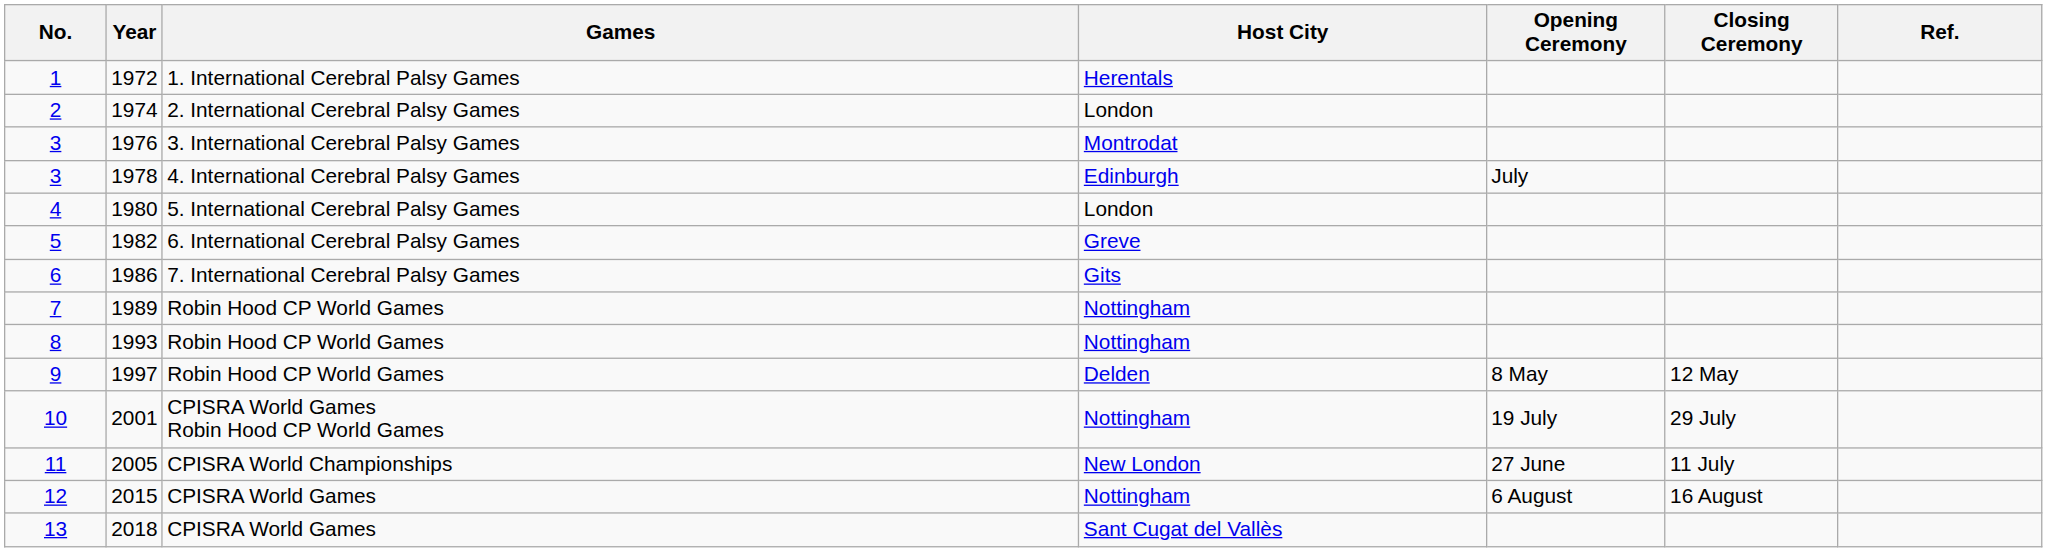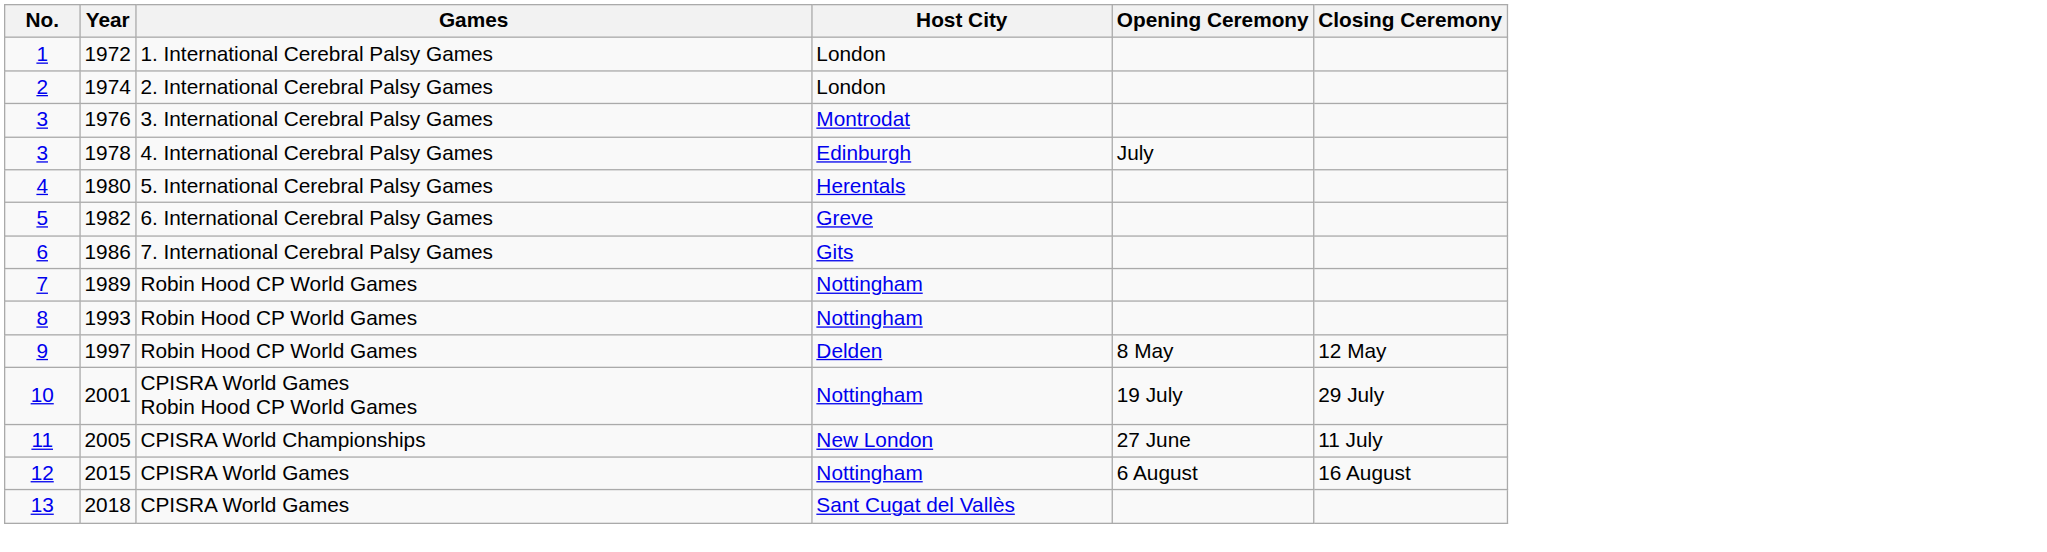- column: (1940, 32)
(1128, 77) Herentals -> (851, 53) London
(1119, 209) London -> (861, 185) Herentals
